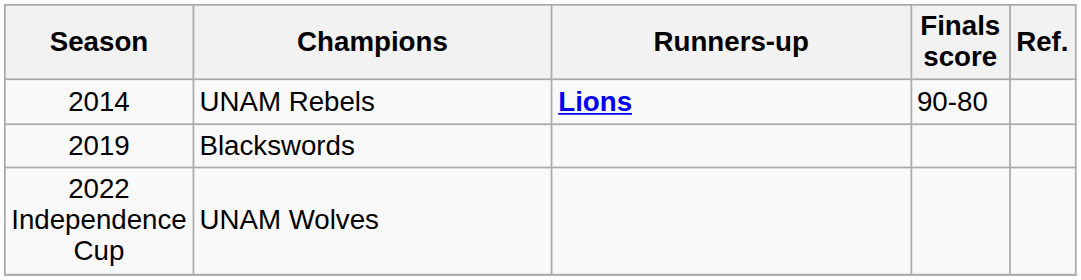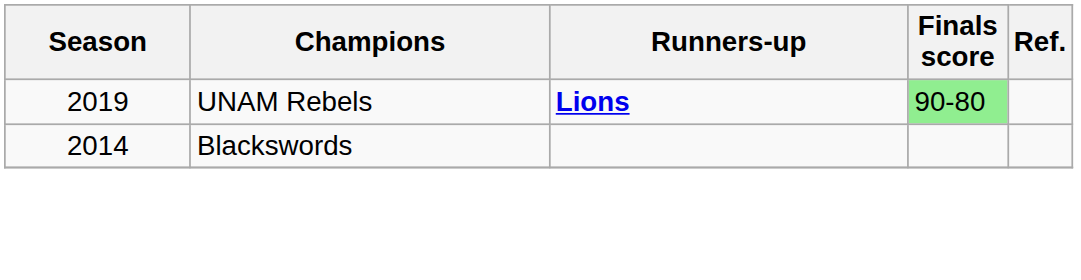(99, 101) 2014 -> (98, 101) 2019
(952, 101) no background -> (950, 101) lightgreen background
(99, 145) 2019 -> (98, 145) 2014
- row: (289, 220)
